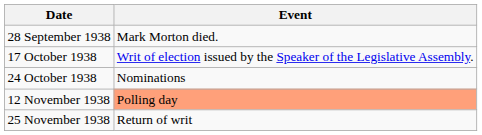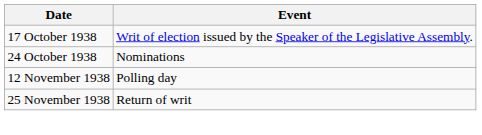- row: (59, 36)
(147, 99) lightsalmon background -> (147, 78) no background
